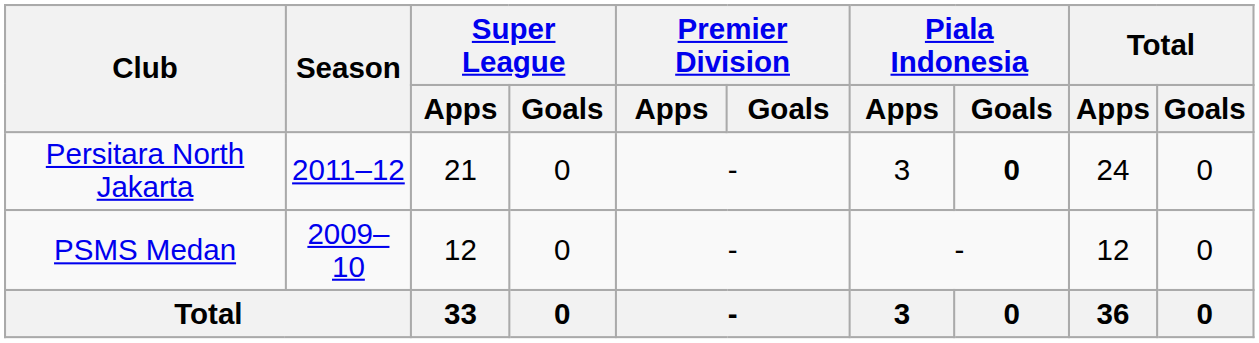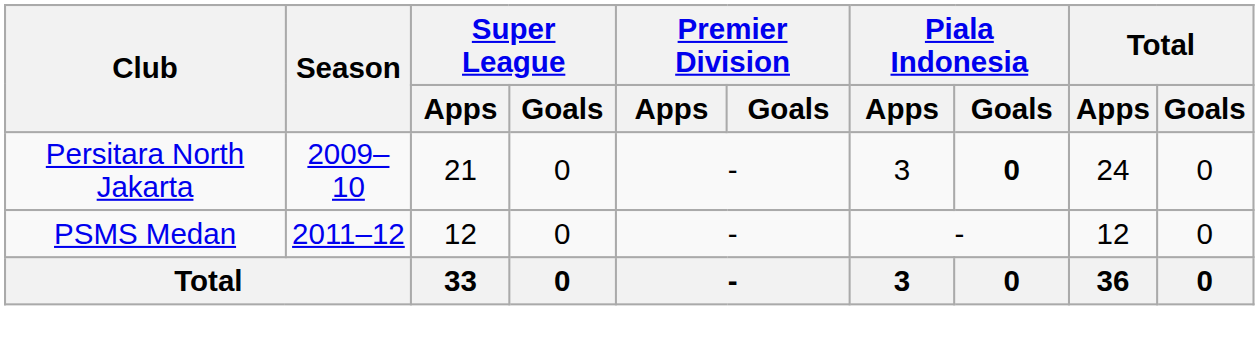(348, 171) 2011–12 -> (348, 171) 2009–10
(348, 251) 2009–10 -> (348, 234) 2011–12
